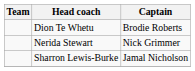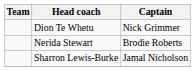(152, 27) Brodie Roberts -> (151, 27) Nick Grimmer
(151, 43) Nick Grimmer -> (152, 43) Brodie Roberts
